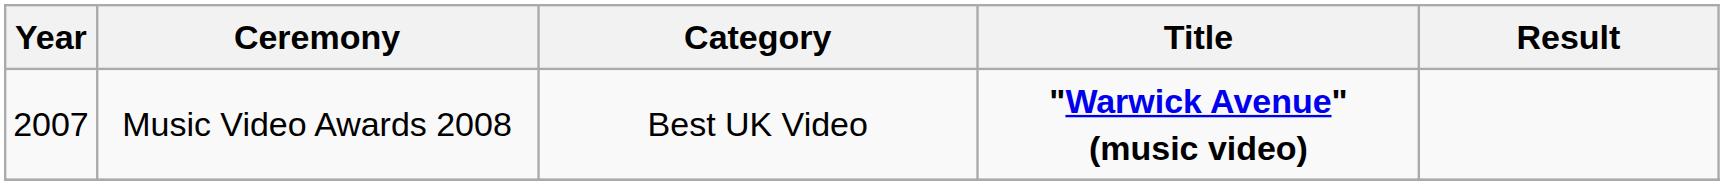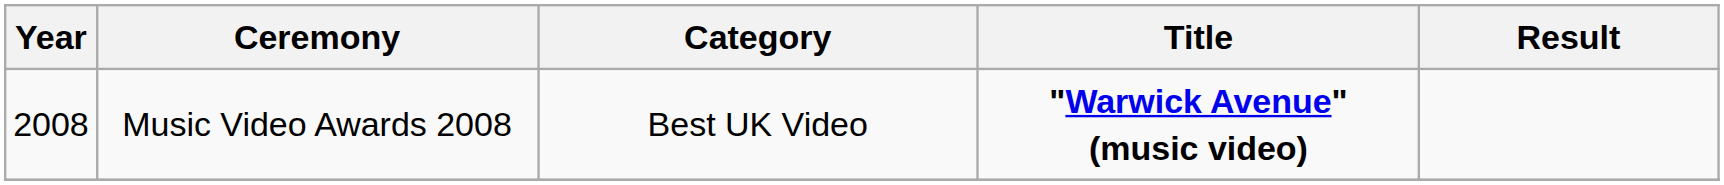(51, 124) 2007 -> (51, 124) 2008
